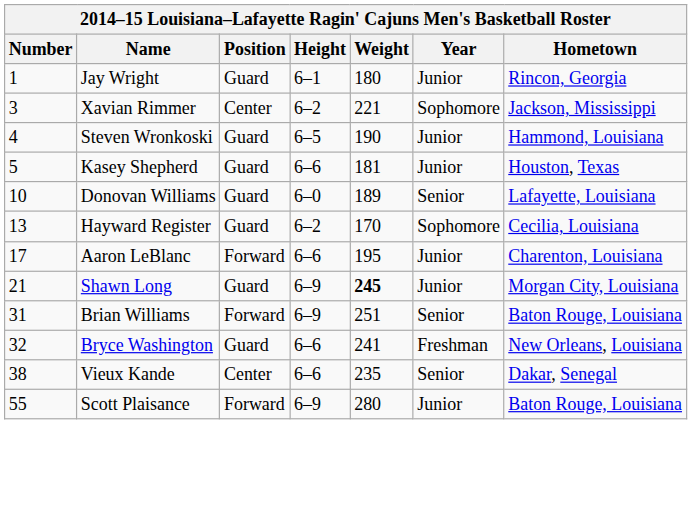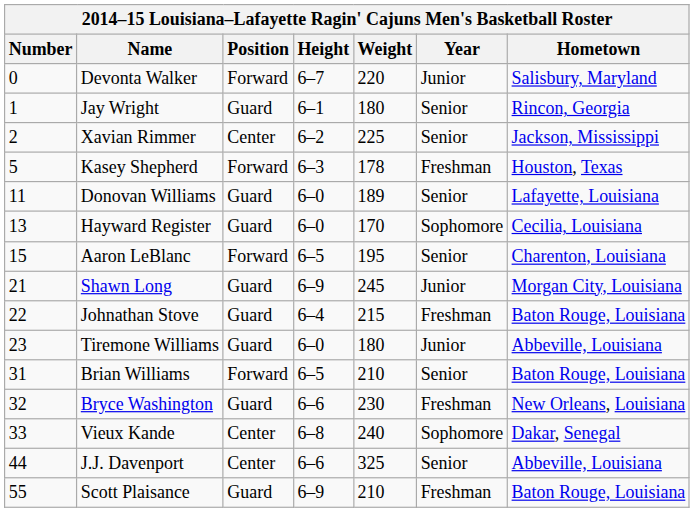+ row: (139, 78)
(440, 78) Junior -> (444, 108) Senior
(13, 108) 3 -> (13, 137) 2
(368, 108) 221 -> (371, 137) 225
(459, 108) Sophomore -> (444, 137) Senior
- row: (147, 137)
(246, 167) Guard -> (258, 167) Forward
(308, 167) 6–6 -> (311, 167) 6–3
(368, 167) 181 -> (371, 167) 178
(440, 167) Junior -> (456, 167) Freshman
(18, 196) 10 -> (17, 196) 11
(308, 226) 6–2 -> (311, 226) 6–0
(18, 256) 17 -> (18, 256) 15
(308, 256) 6–6 -> (311, 256) 6–5
(440, 256) Junior -> (444, 256) Senior
(368, 285) bold -> (371, 285) normal
+ row: (140, 315)
+ row: (150, 344)
(308, 315) 6–9 -> (311, 374) 6–5
(368, 315) 251 -> (371, 374) 210
(368, 344) 241 -> (371, 403) 230
(18, 374) 38 -> (18, 433) 33
(308, 374) 6–6 -> (311, 433) 6–8
(368, 374) 235 -> (371, 433) 240
(441, 374) Senior -> (462, 433) Sophomore
+ row: (132, 463)
(254, 403) Forward -> (250, 492) Guard
(368, 403) 280 -> (371, 492) 210
(440, 403) Junior -> (456, 492) Freshman
